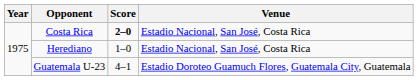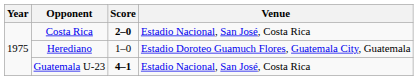(226, 49) Estadio Nacional, San José, Costa Rica -> (276, 49) Estadio Doroteo Guamuch Flores, Guatemala City, Guatemala
(123, 67) normal -> (123, 67) bold
(276, 67) Estadio Doroteo Guamuch Flores, Guatemala City, Guatemala -> (226, 67) Estadio Nacional, San José, Costa Rica
